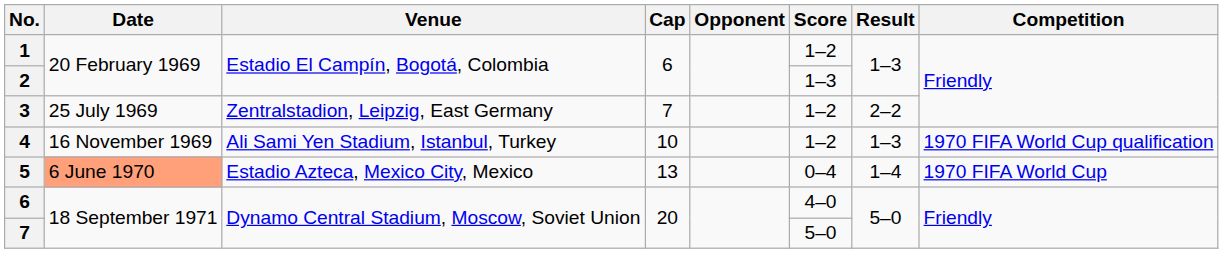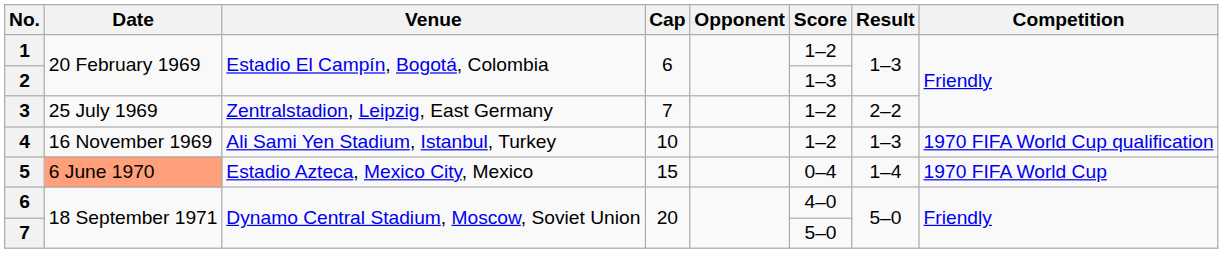(667, 171) 13 -> (667, 171) 15
